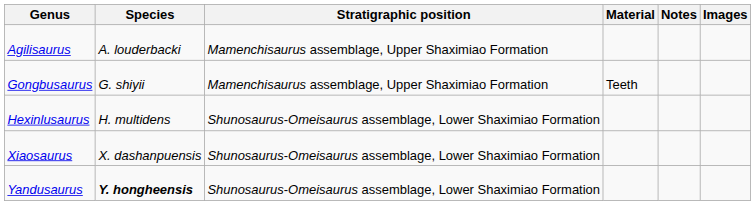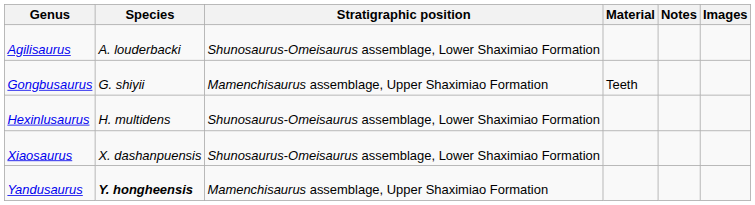(378, 49) Mamenchisaurus assemblage, Upper Shaximiao Formation -> (404, 49) Shunosaurus-Omeisaurus assemblage, Lower Shaximiao Formation
(404, 190) Shunosaurus-Omeisaurus assemblage, Lower Shaximiao Formation -> (378, 190) Mamenchisaurus assemblage, Upper Shaximiao Formation
